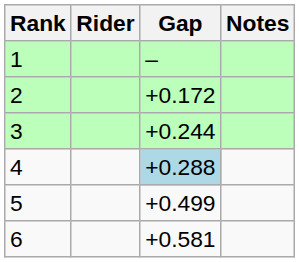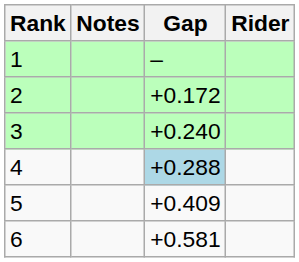columns swapped: (105, 23) <-> (258, 23)
(180, 131) +0.244 -> (185, 131) +0.240
(180, 203) +0.499 -> (185, 203) +0.409
